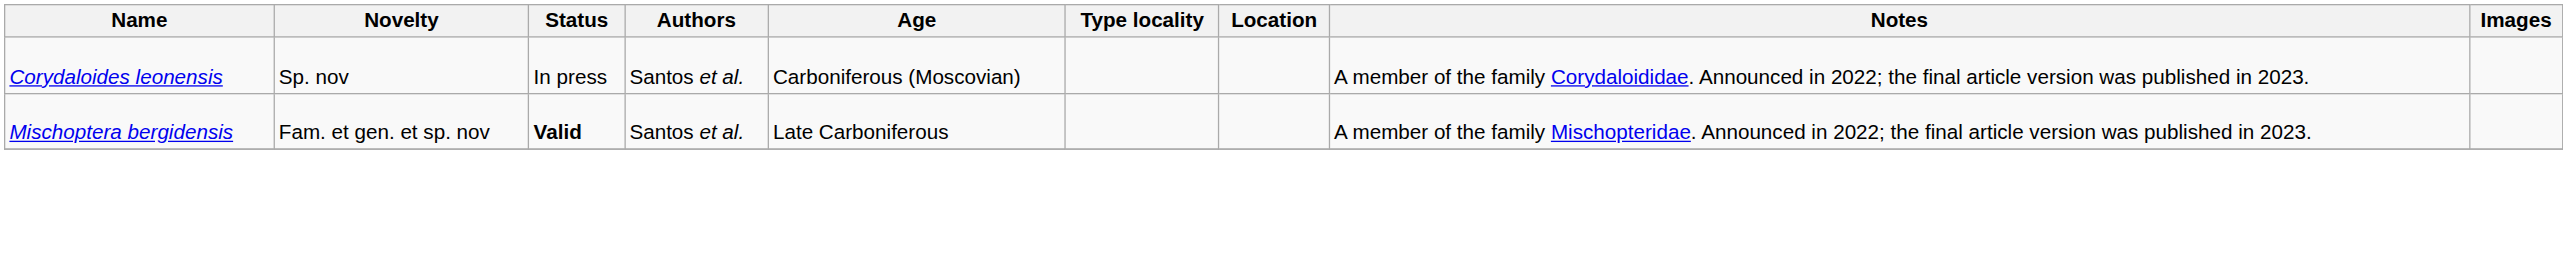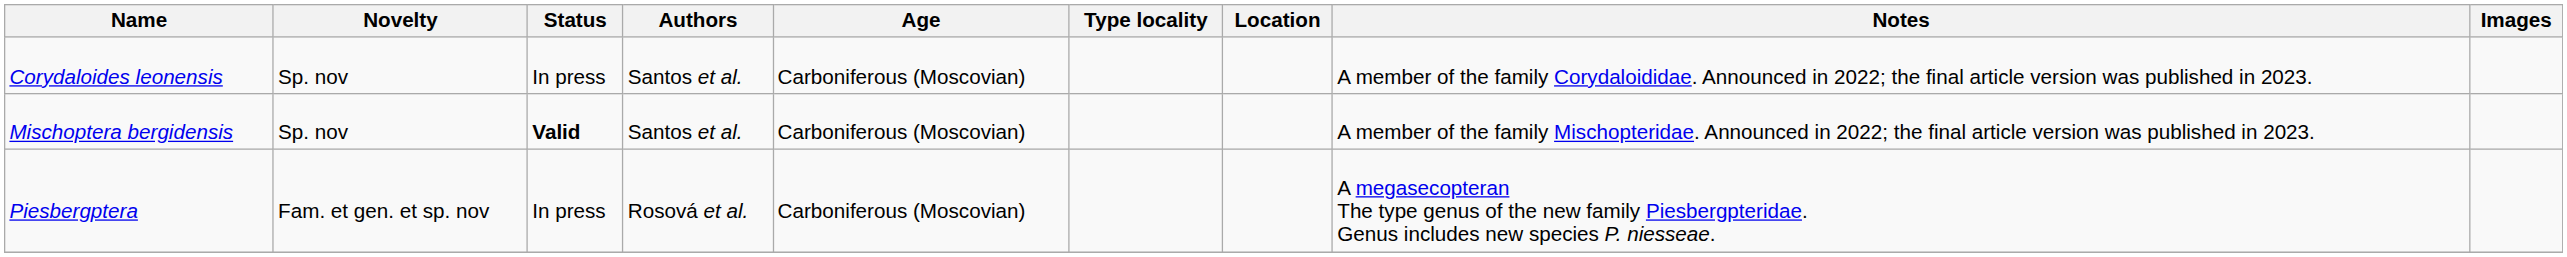(384, 132) Fam. et gen. et sp. nov -> (313, 132) Sp. nov
(861, 132) Late Carboniferous -> (901, 132) Carboniferous (Moscovian)
+ row: (74, 211)
